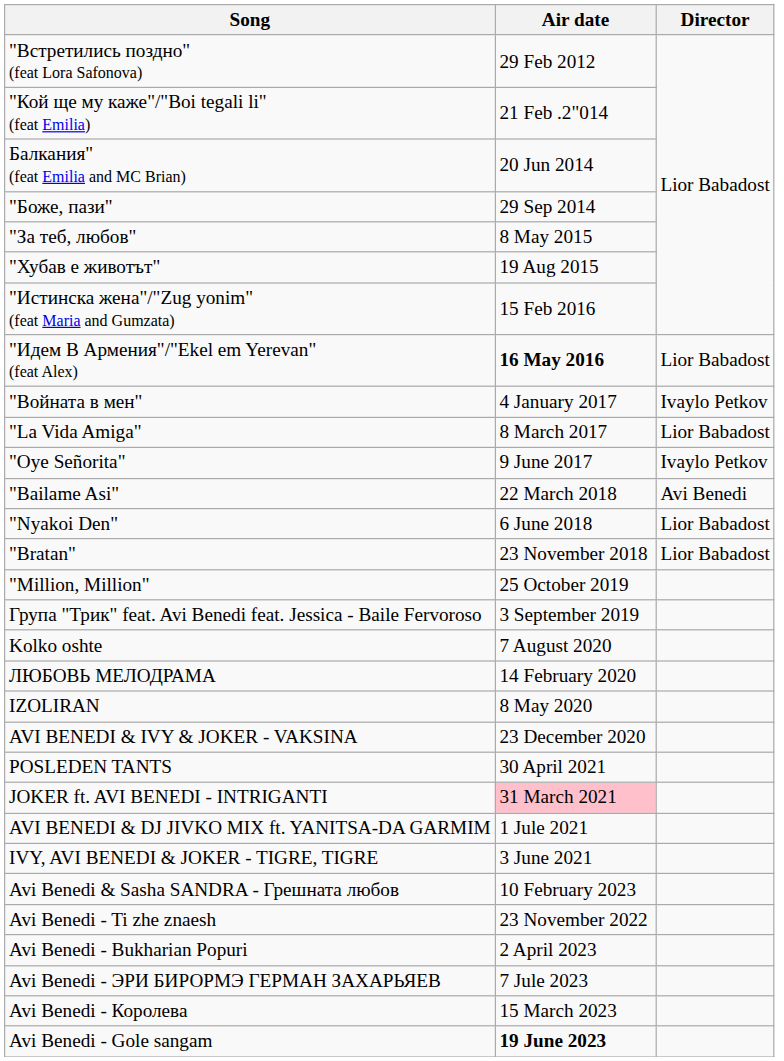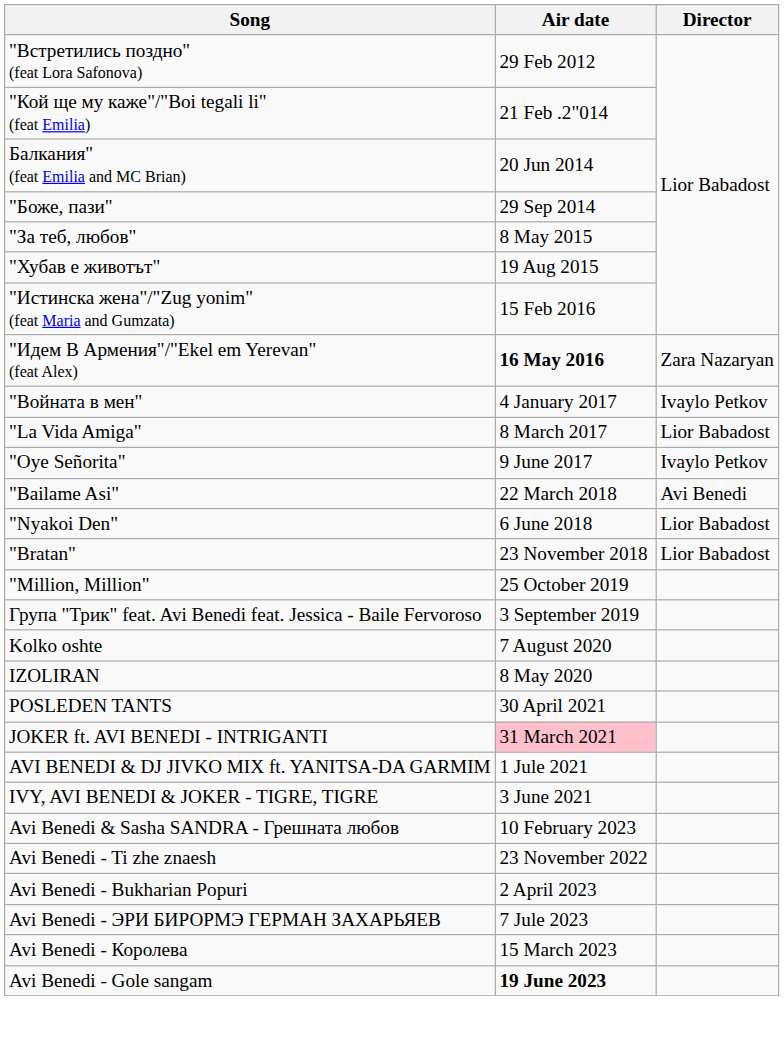(715, 360) Lior Babadost -> (717, 360) Zara Nazaryan
- row: (112, 675)
- row: (183, 736)
